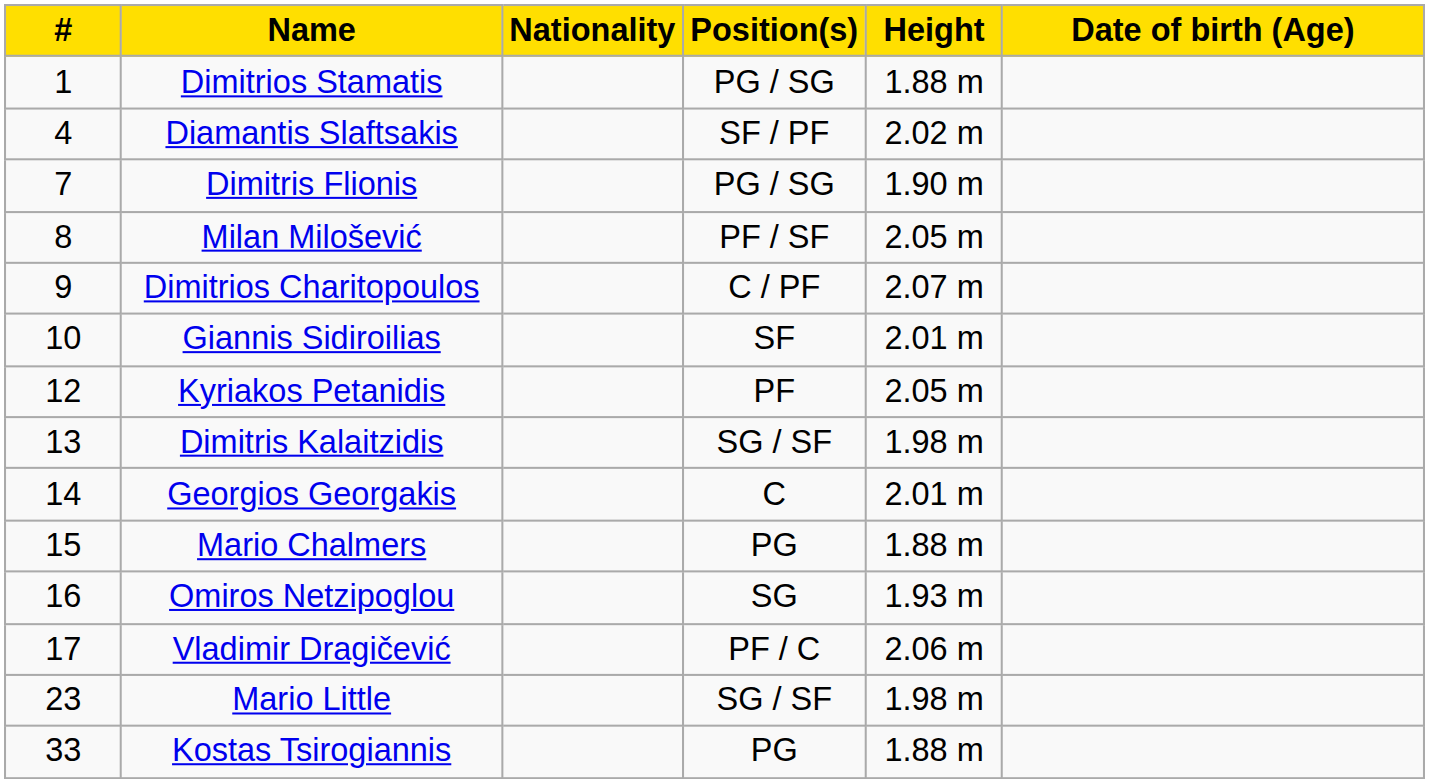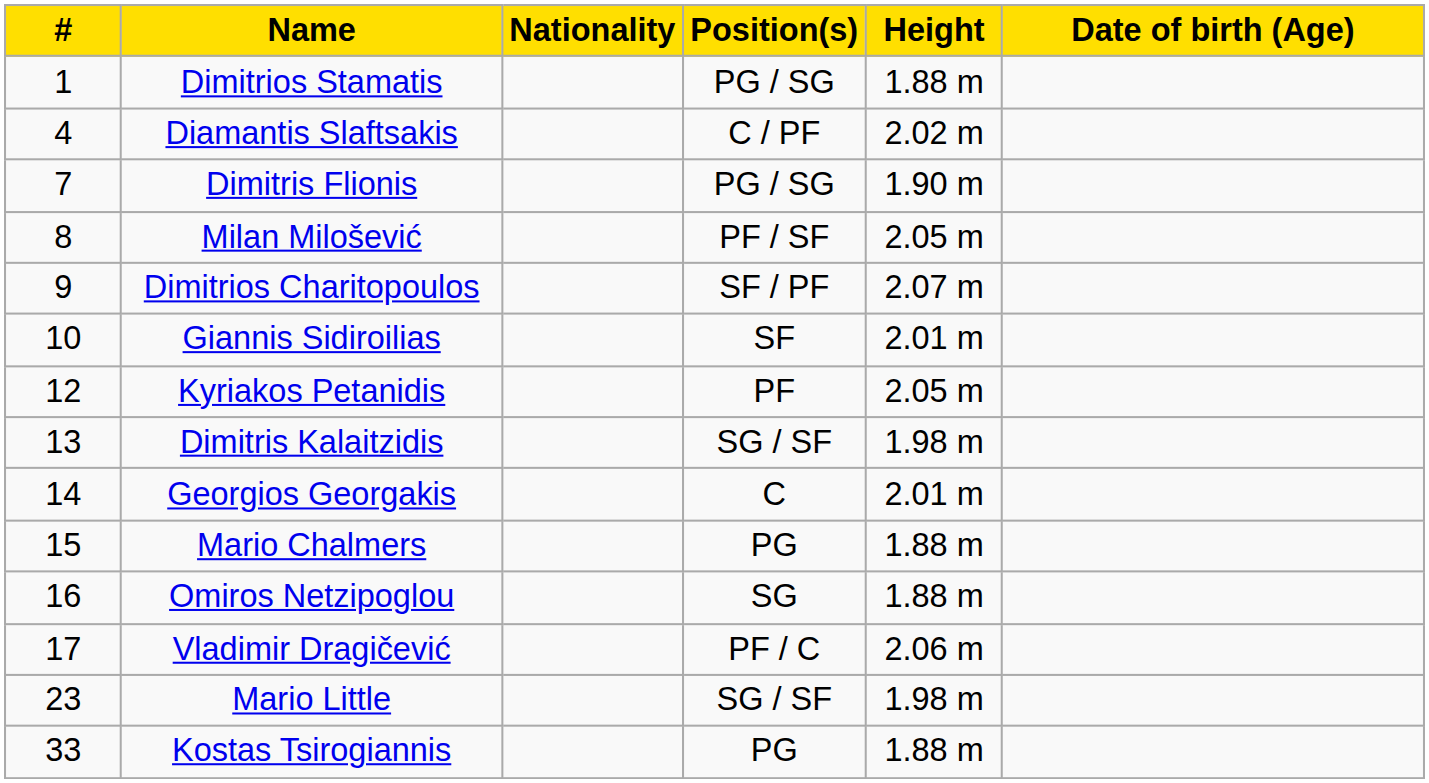(774, 133) SF / PF -> (774, 133) C / PF
(774, 287) C / PF -> (774, 287) SF / PF
(934, 596) 1.93 m -> (934, 596) 1.88 m
